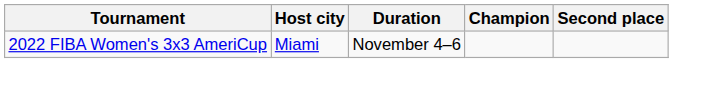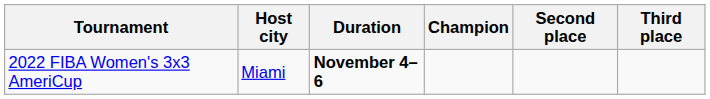+ column: (661, 27)
(407, 44) normal -> (366, 72) bold
